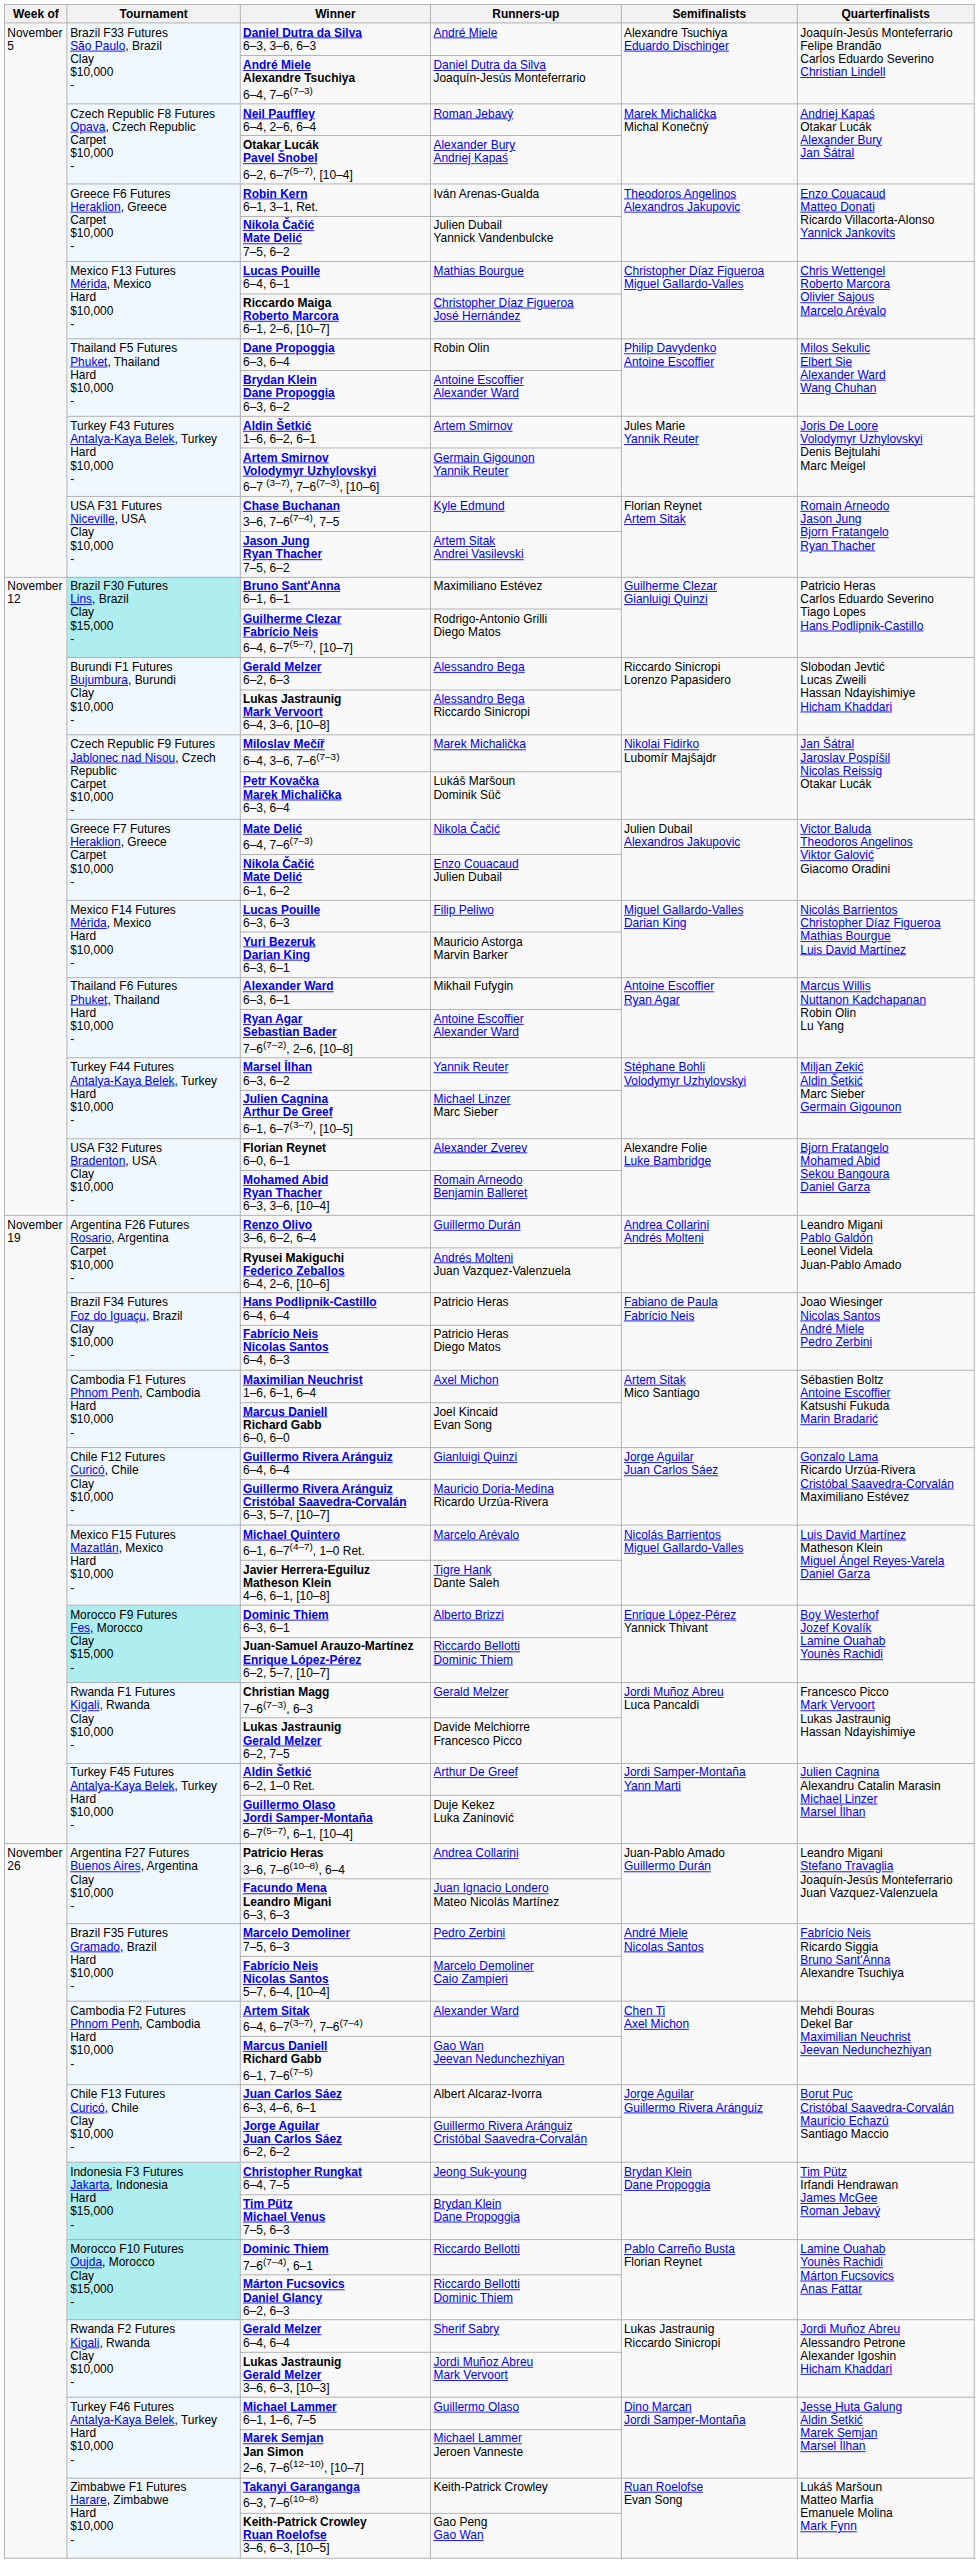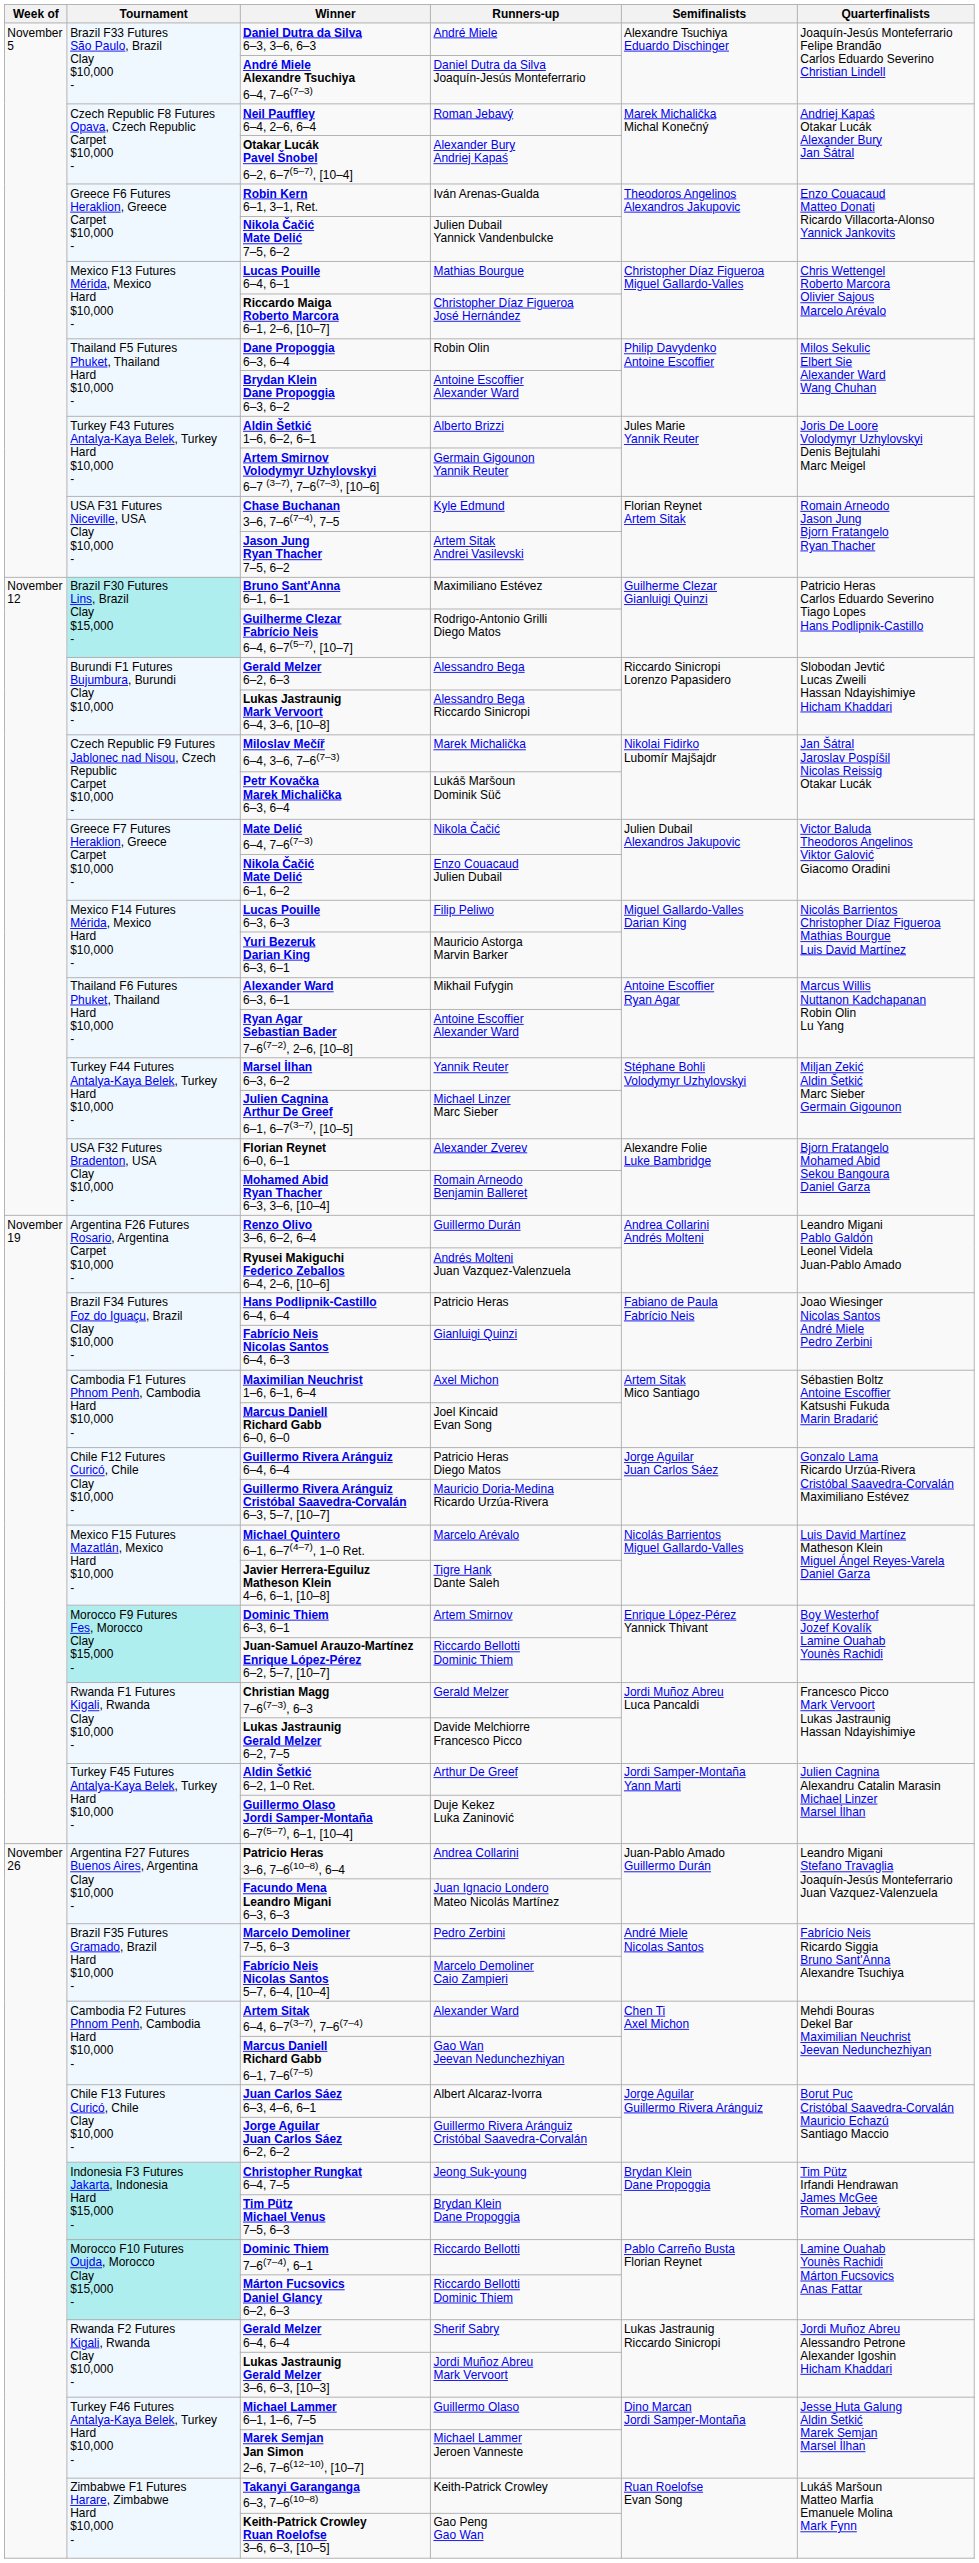(473, 425) Artem Smirnov -> (469, 425) Alberto Brizzi
(471, 1341) Patricio Heras Diego Matos -> (475, 1334) Gianluigi Quinzi
(475, 1457) Gianluigi Quinzi -> (471, 1463) Patricio Heras Diego Matos
(469, 1614) Alberto Brizzi -> (473, 1614) Artem Smirnov
